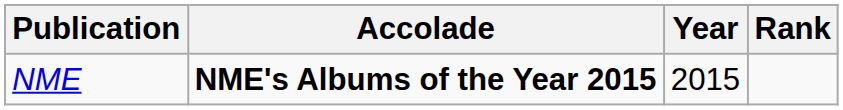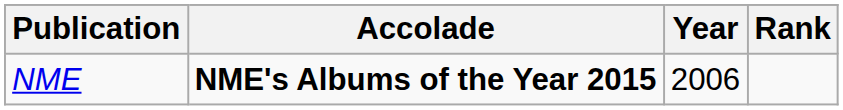(706, 78) 2015 -> (706, 78) 2006
